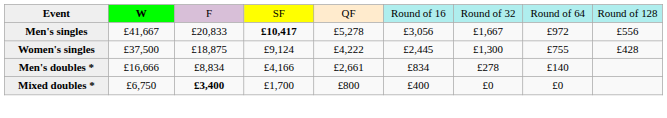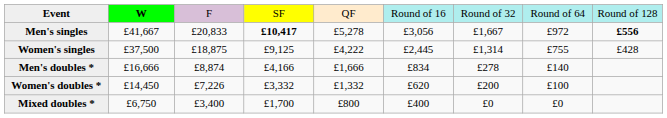(627, 31) normal -> (627, 31) bold
(279, 50) £9,124 -> (279, 50) £9,125
(488, 50) £1,300 -> (488, 50) £1,314
(209, 68) £8,834 -> (209, 68) £8,874
(349, 68) £2,661 -> (349, 68) £1,666
+ row: (56, 86)
(209, 86) bold -> (209, 104) normal
